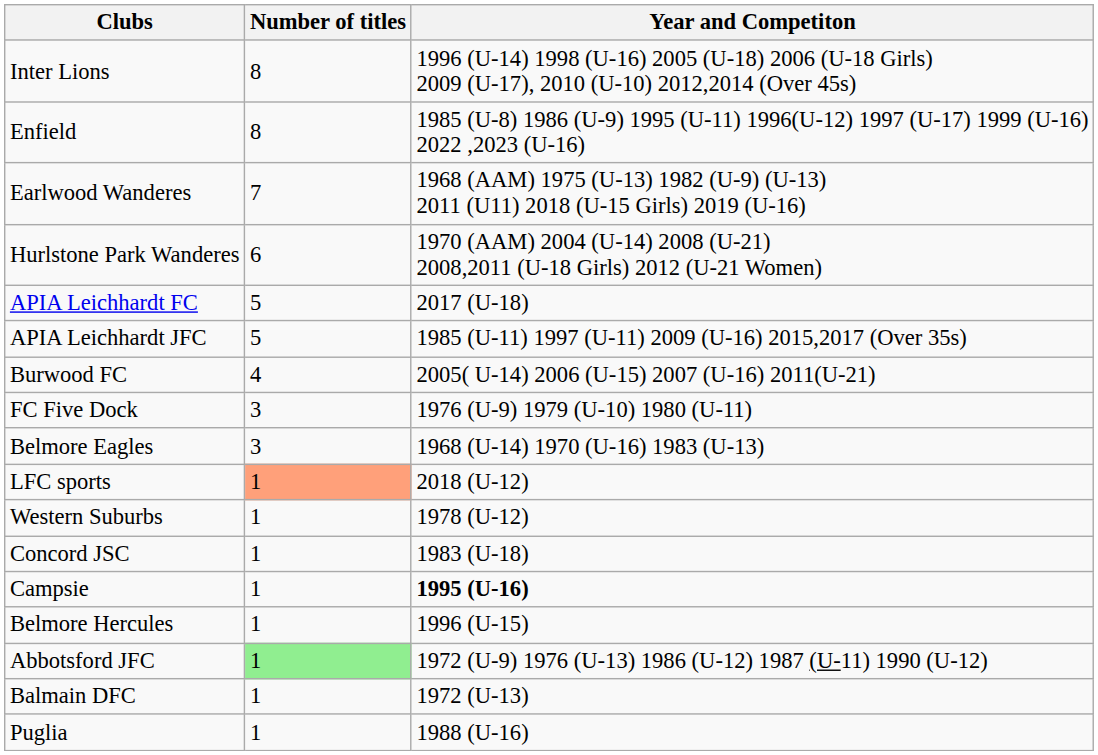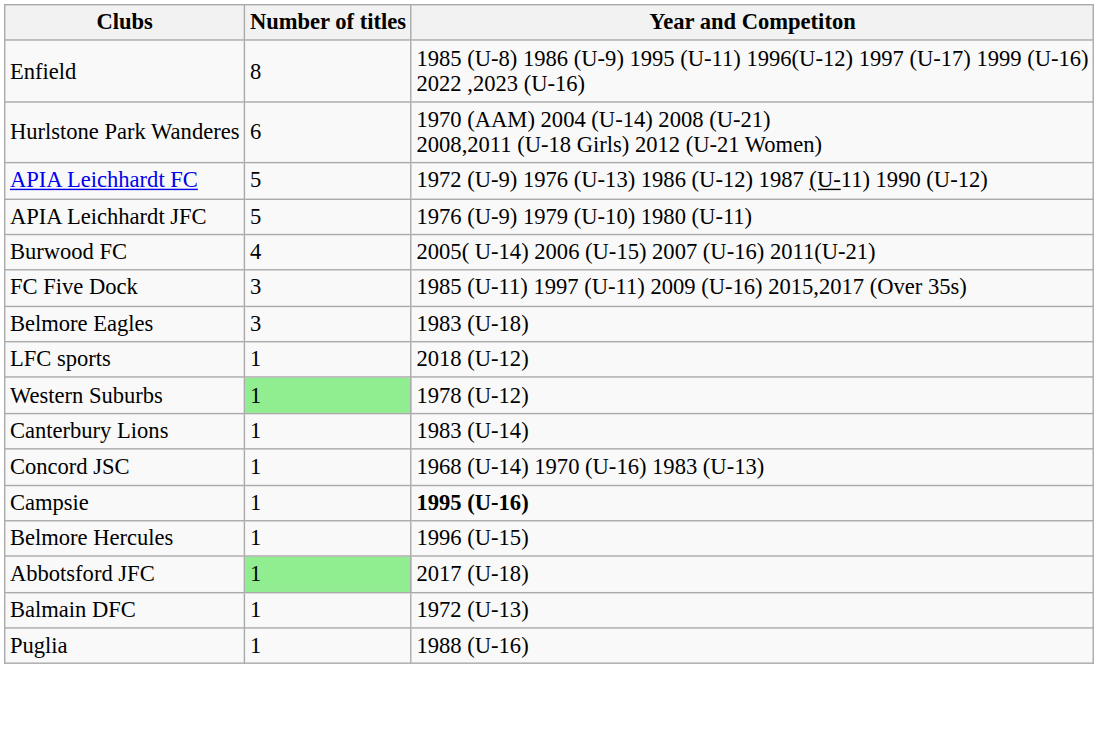- row: (60, 70)
- row: (101, 193)
(473, 302) 2017 (U-18) -> (702, 180) 1972 (U-9) 1976 (U-13) 1986 (U-12) 1987 (U-11) 1990 (U-12)
(692, 338) 1985 (U-11) 1997 (U-11) 2009 (U-16) 2015,2017 (Over 35s) -> (584, 216) 1976 (U-9) 1979 (U-10) 1980 (U-11)
(584, 410) 1976 (U-9) 1979 (U-10) 1980 (U-11) -> (692, 287) 1985 (U-11) 1997 (U-11) 2009 (U-16) 2015,2017 (Over 35s)
(590, 445) 1968 (U-14) 1970 (U-16) 1983 (U-13) -> (473, 323) 1983 (U-18)
(256, 481) lightsalmon background -> (256, 359) no background
(256, 517) no background -> (256, 395) lightgreen background
+ row: (89, 430)
(473, 553) 1983 (U-18) -> (590, 466) 1968 (U-14) 1970 (U-16) 1983 (U-13)
(702, 660) 1972 (U-9) 1976 (U-13) 1986 (U-12) 1987 (U-11) 1990 (U-12) -> (473, 574) 2017 (U-18)
